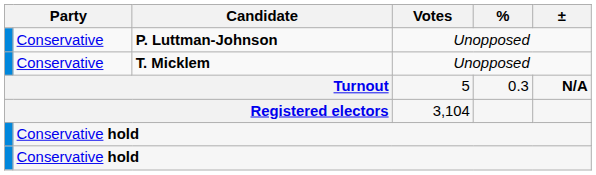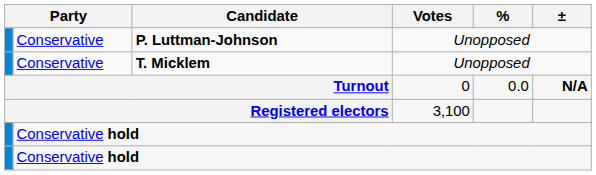(466, 87) 5 -> (466, 87) 0
(518, 87) 0.3 -> (518, 87) 0.0
(451, 110) 3,104 -> (451, 110) 3,100
